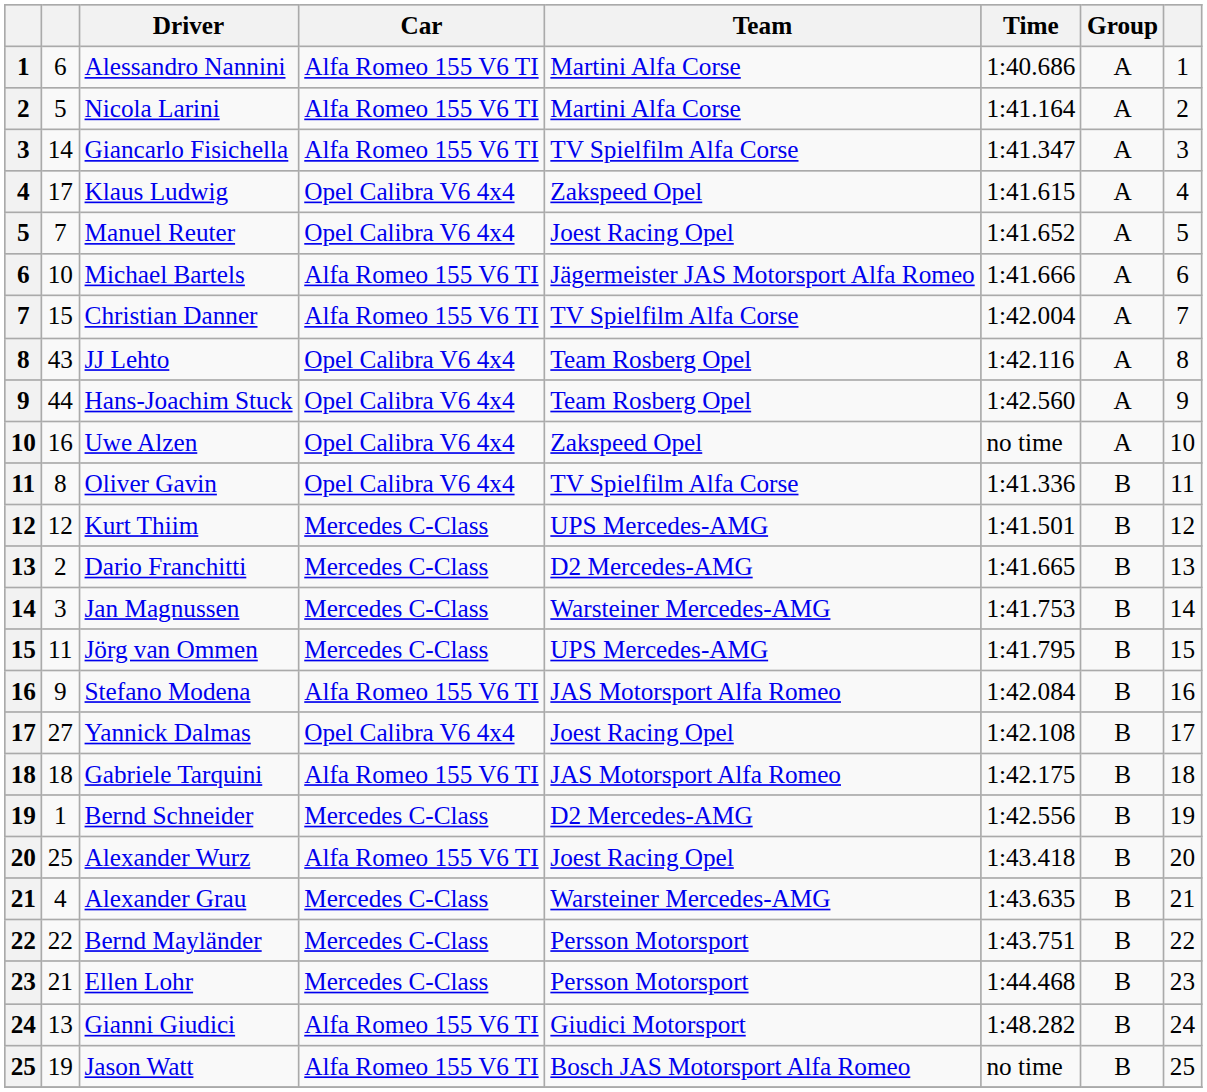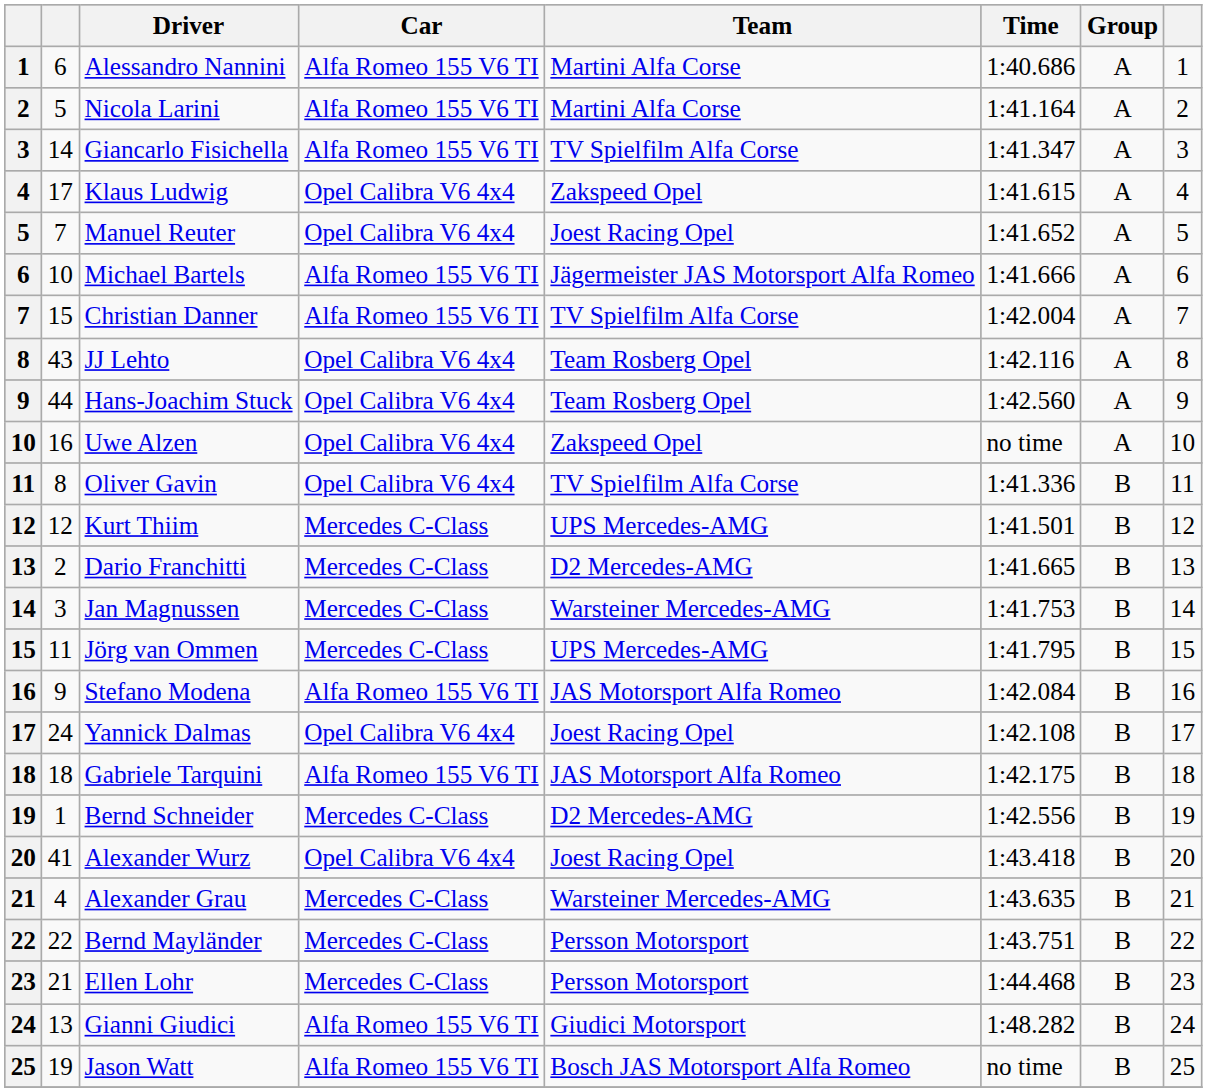(60, 732) 27 -> (60, 732) 24
(60, 857) 25 -> (60, 857) 41
(421, 857) Alfa Romeo 155 V6 TI -> (409, 857) Opel Calibra V6 4x4
